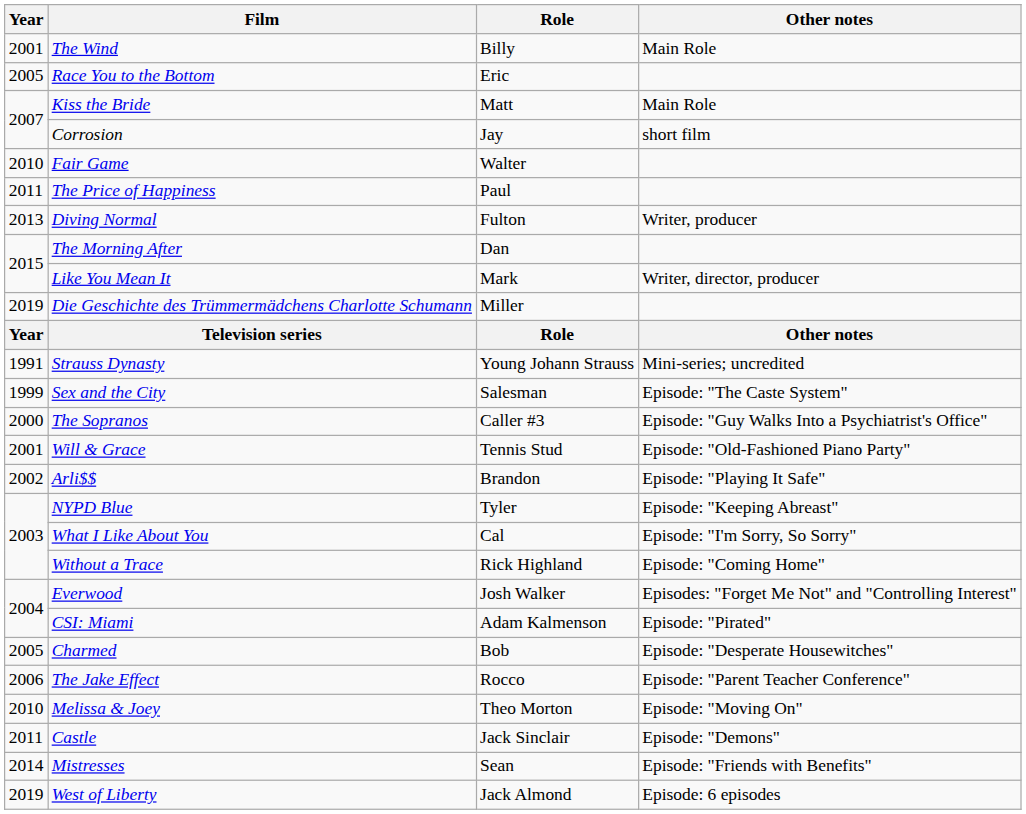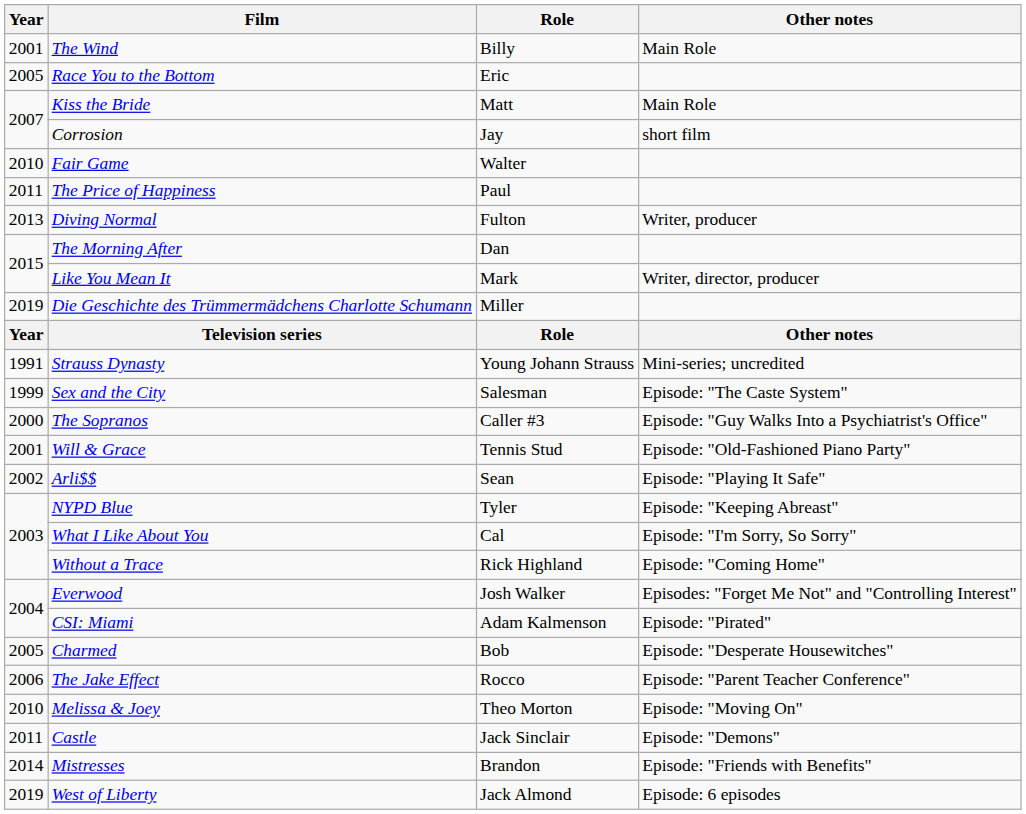(510, 479) Brandon -> (497, 479) Sean
(497, 766) Sean -> (510, 766) Brandon
